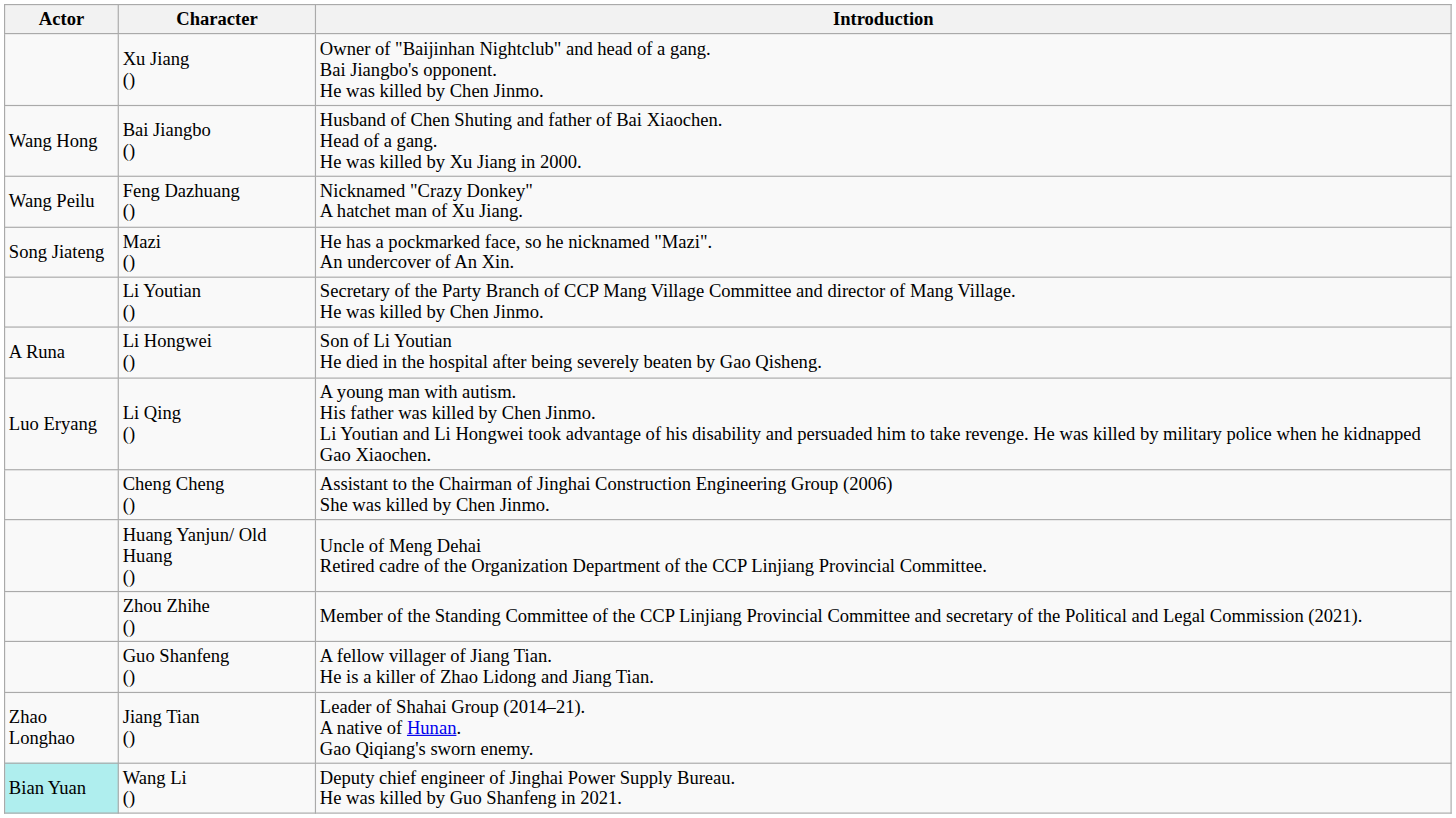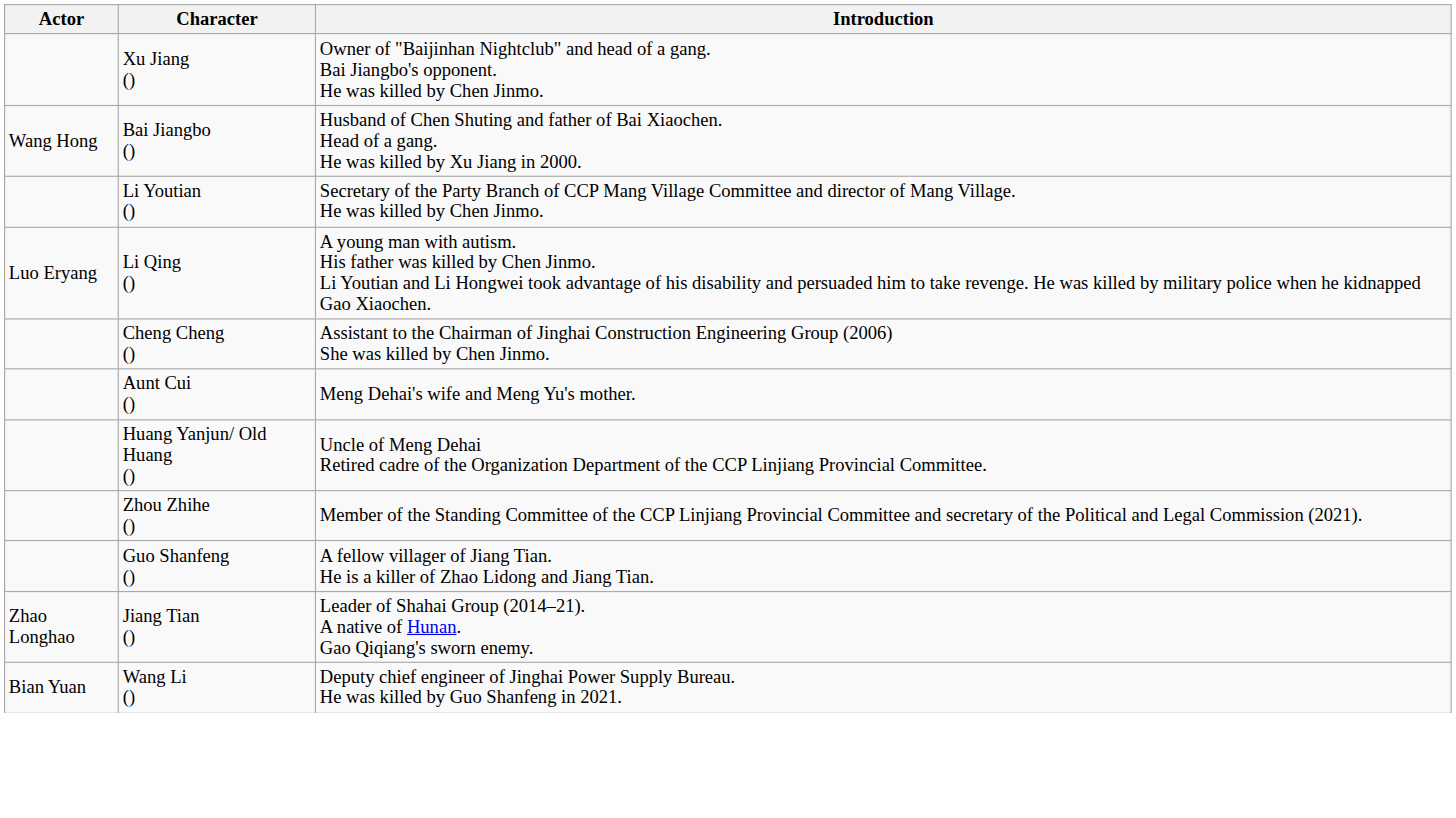- row: (181, 201)
- row: (142, 251)
- row: (167, 352)
+ row: (157, 394)
(47, 788) paleturquoise background -> (47, 687) no background
